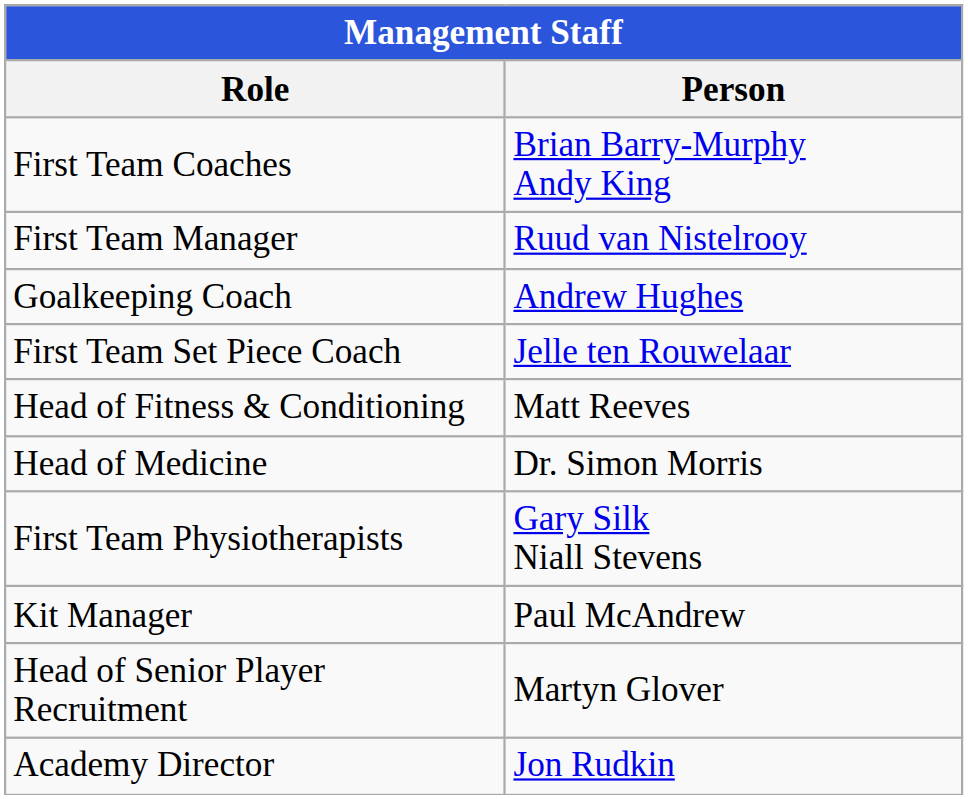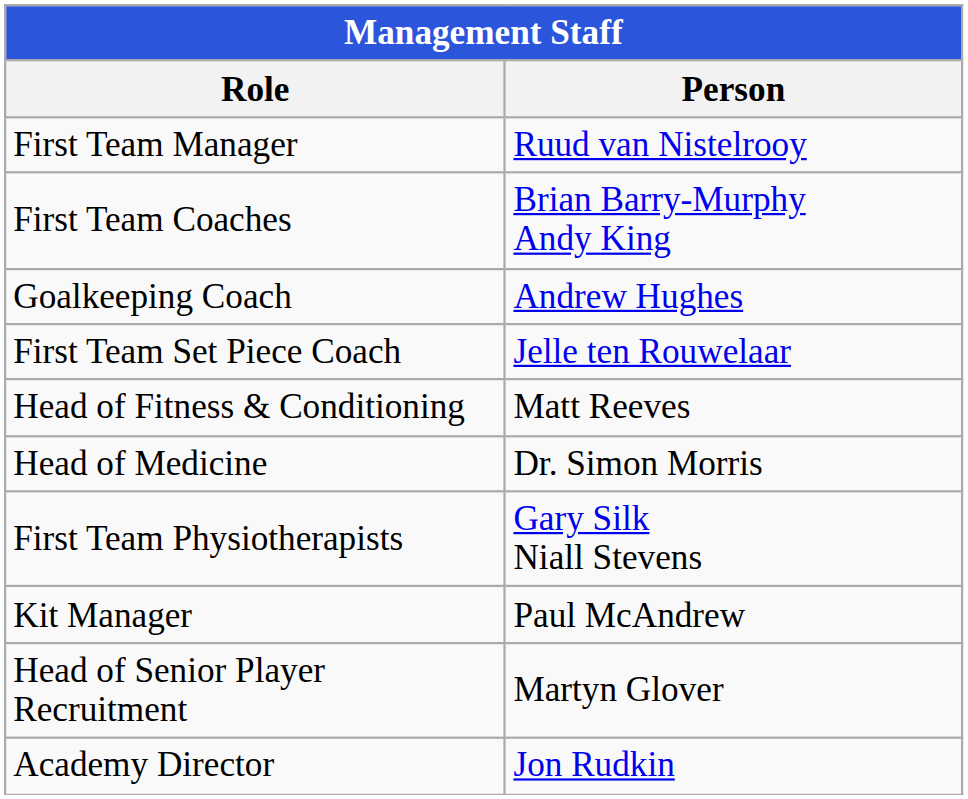rows swapped: (155, 239) <-> (152, 163)
